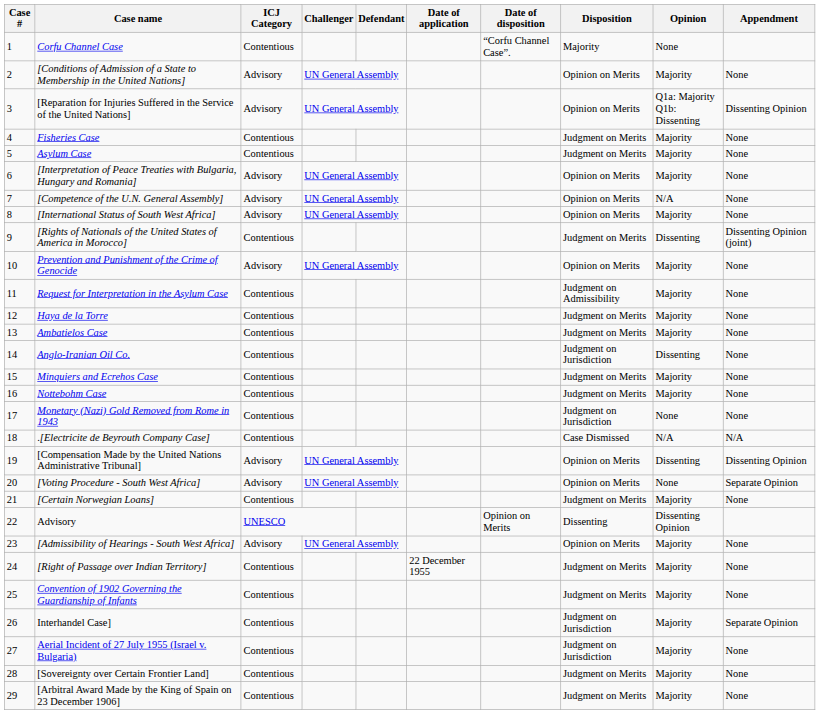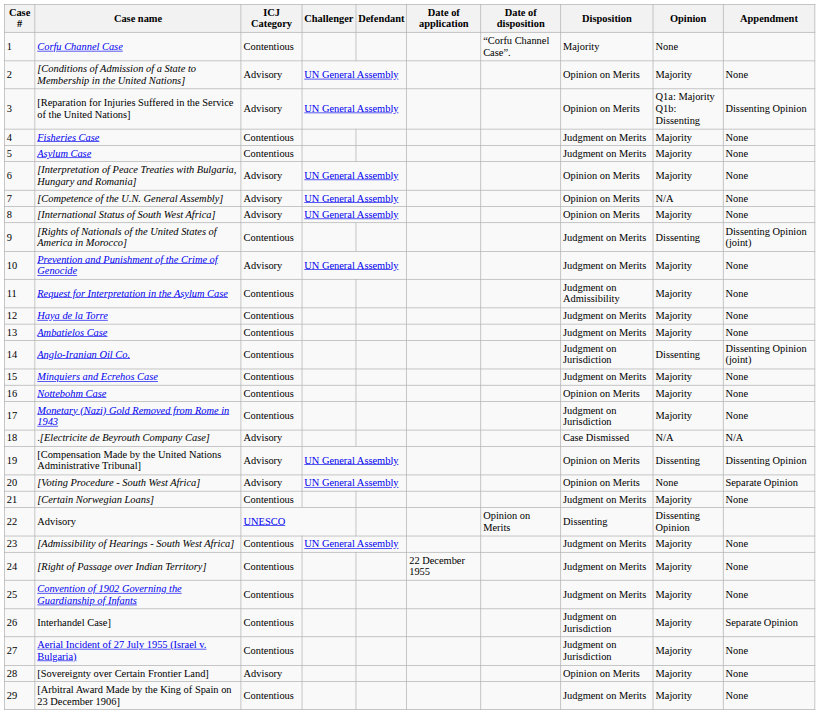(601, 265) Opinion on Merits -> (605, 265) Judgment on Merits
(737, 354) None -> (766, 354) Dissenting Opinion (joint)
(605, 393) Judgment on Merits -> (601, 393) Opinion on Merits
(667, 415) None -> (674, 415) Majority
(269, 438) Contentious -> (263, 438) Advisory
(263, 544) Advisory -> (269, 544) Contentious
(601, 544) Opinion on Merits -> (605, 544) Judgment on Merits
(269, 673) Contentious -> (263, 673) Advisory
(605, 673) Judgment on Merits -> (601, 673) Opinion on Merits
